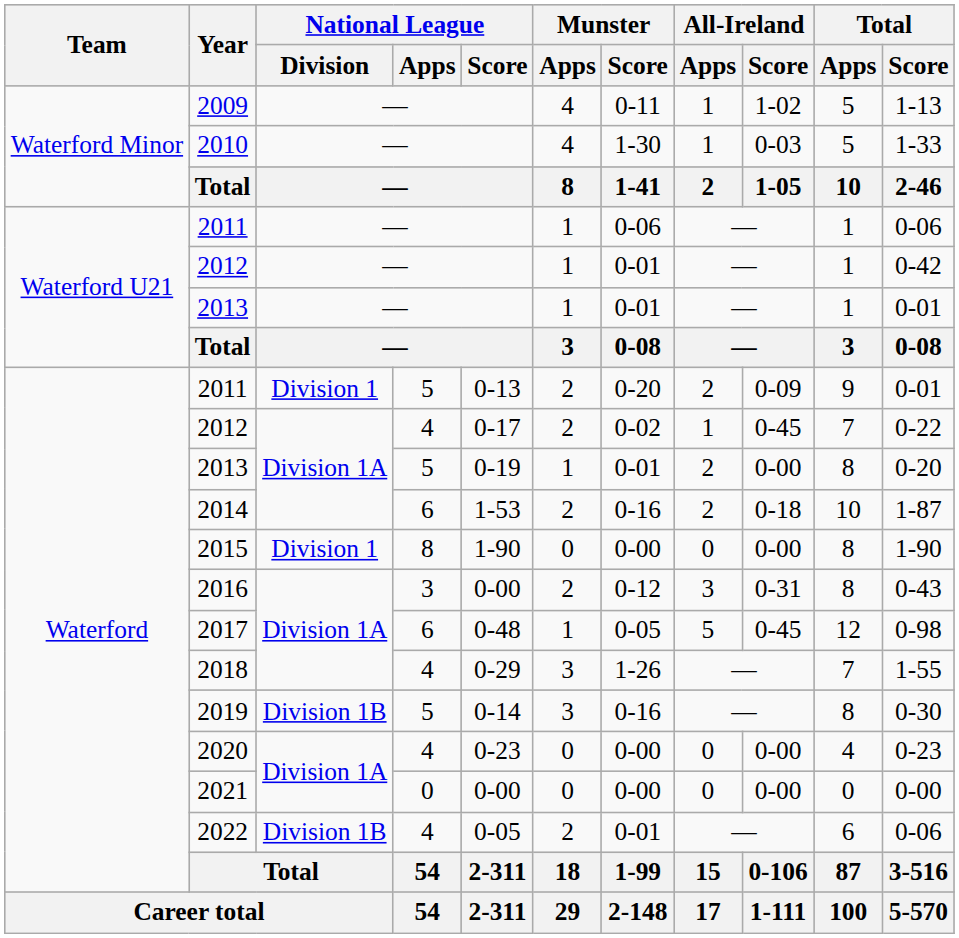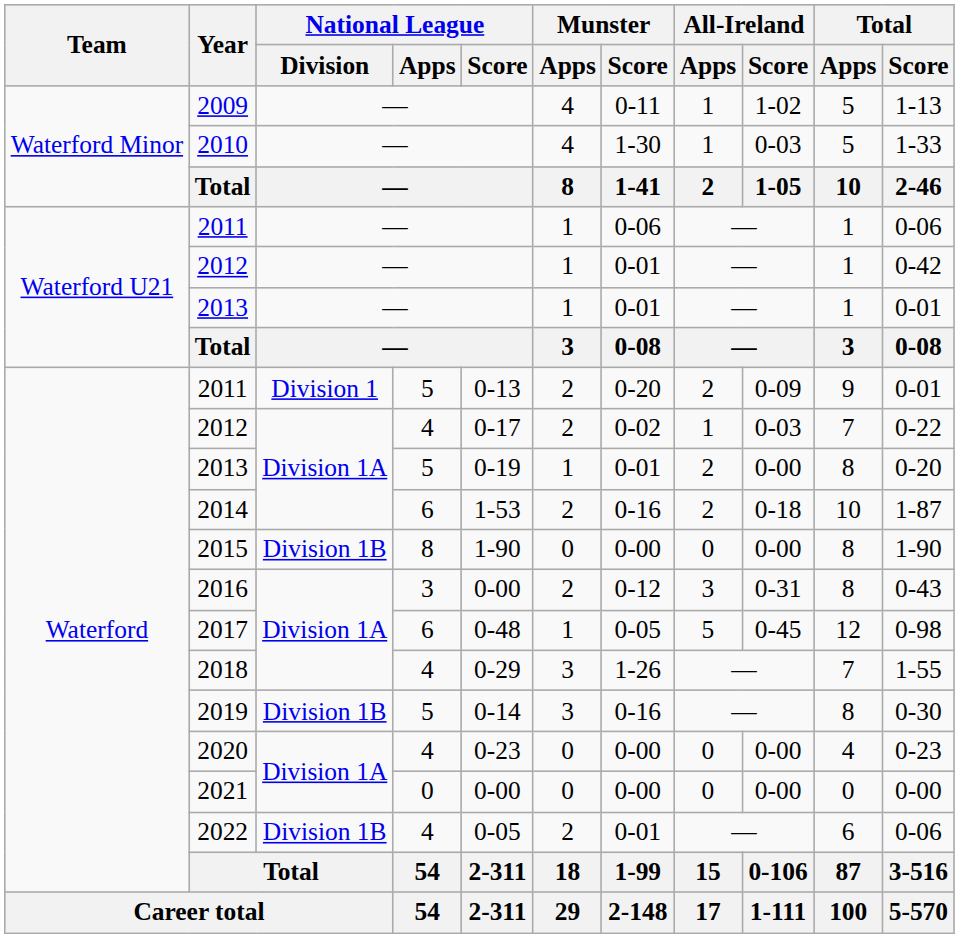(778, 428) 0-45 -> (778, 428) 0-03
(325, 549) Division 1 -> (325, 549) Division 1B
